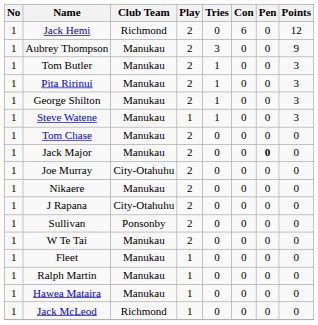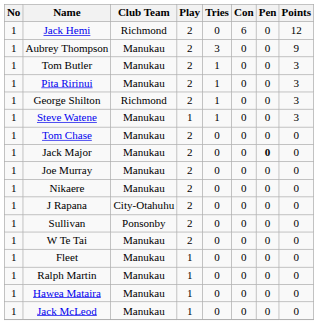(144, 100) Manukau -> (144, 100) Richmond
(144, 170) City-Otahuhu -> (144, 170) Manukau
(144, 310) Richmond -> (144, 310) Manukau
